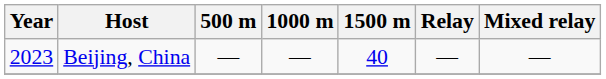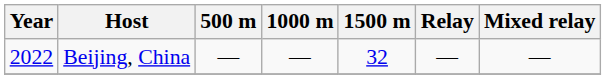(31, 56) 2023 -> (31, 56) 2022
(377, 56) 40 -> (377, 56) 32
